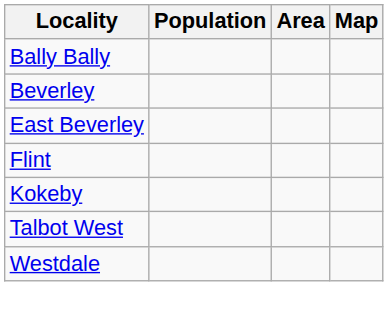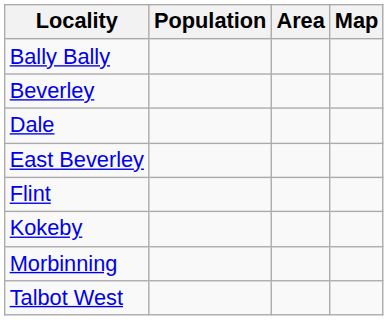+ row: (32, 125)
+ row: (64, 263)
- row: (55, 263)
